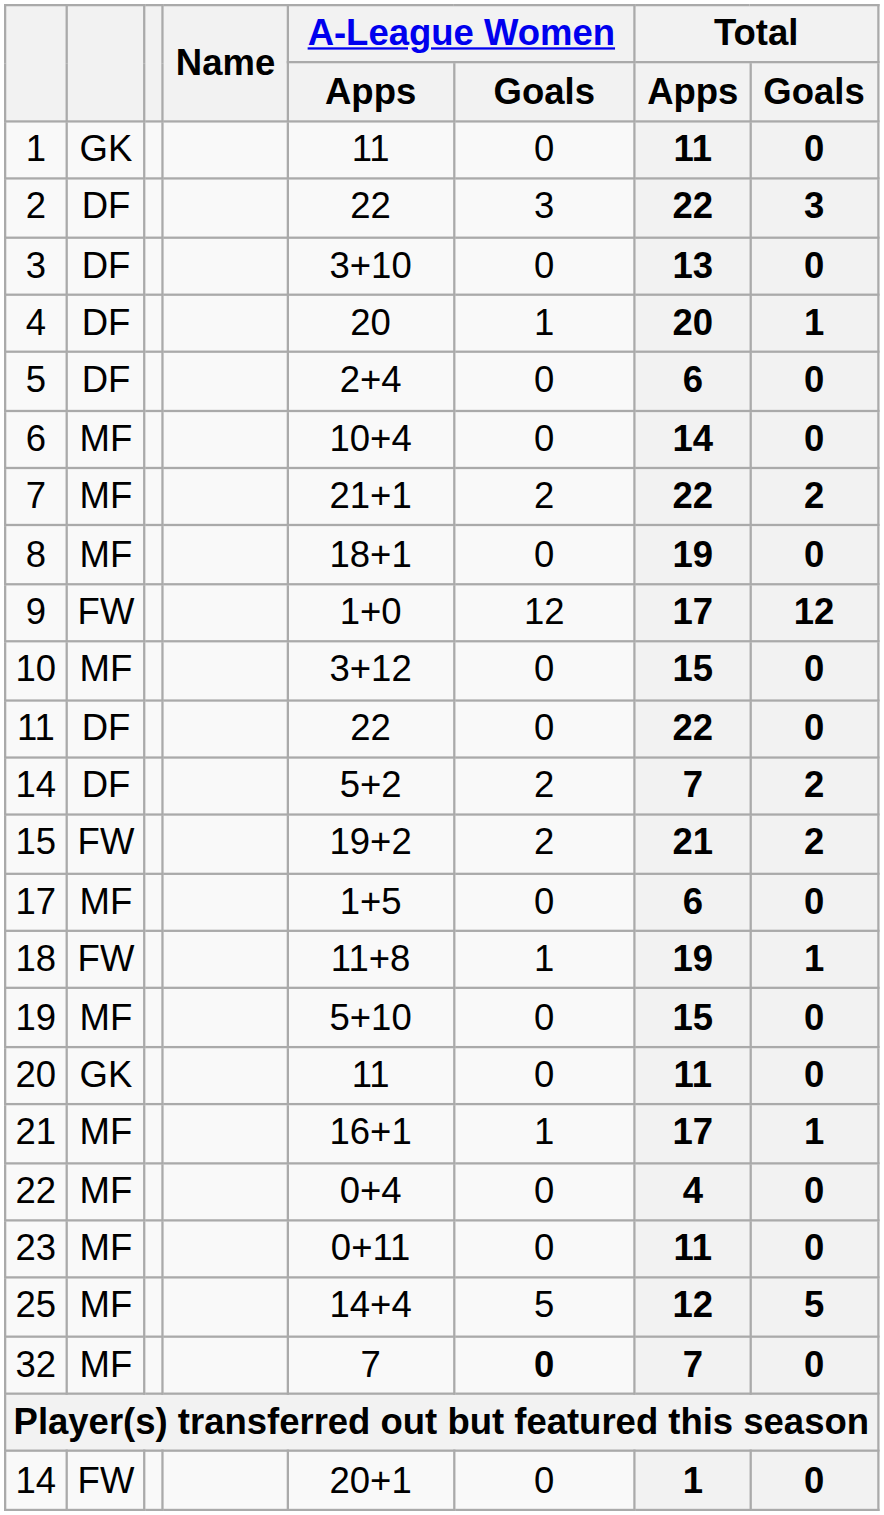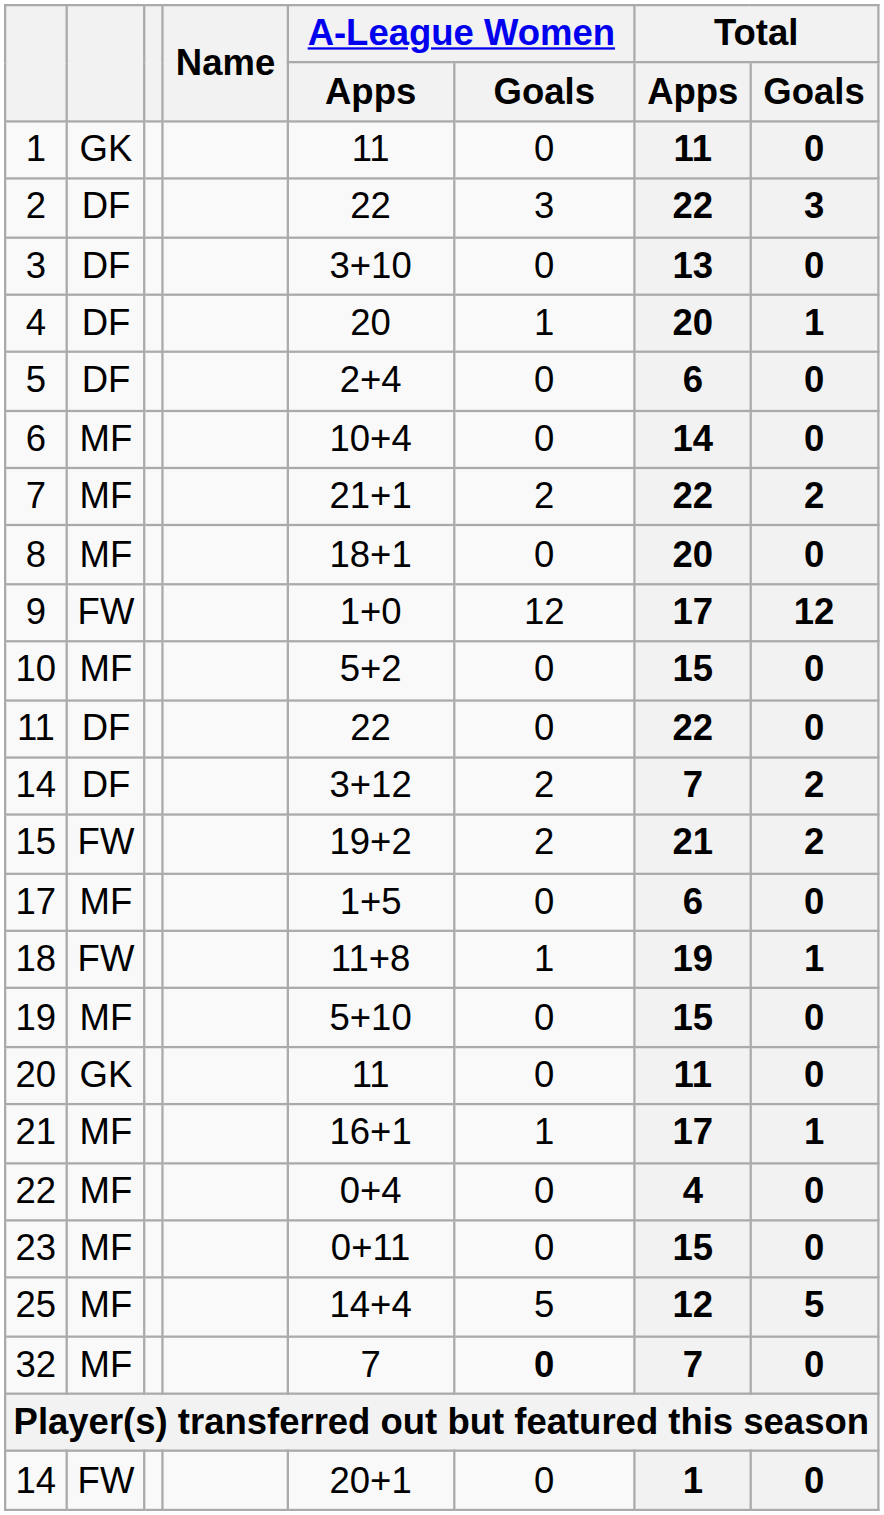(693, 554) 19 -> (693, 554) 20
(371, 669) 3+12 -> (371, 669) 5+2
(371, 785) 5+2 -> (371, 785) 3+12
(693, 1248) 11 -> (693, 1248) 15
